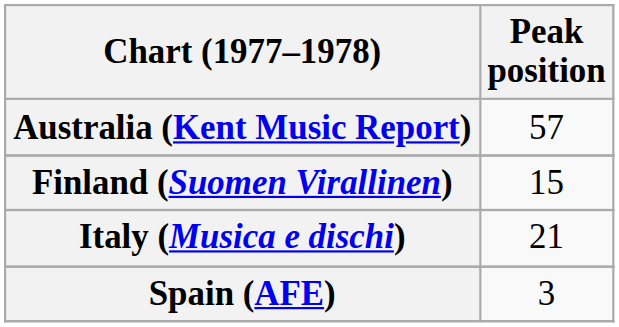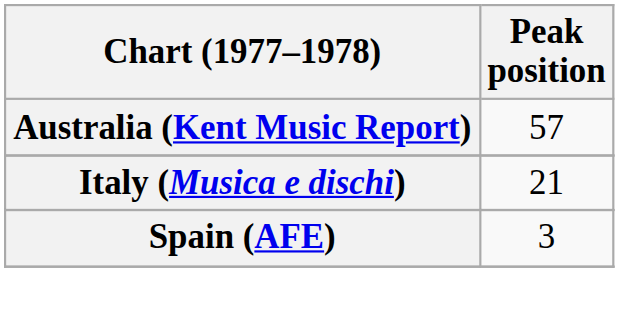- row: (242, 182)
